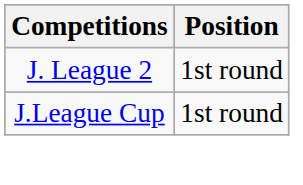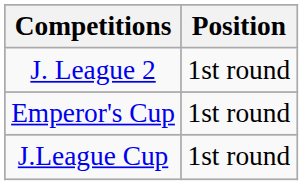+ row: (93, 112)
